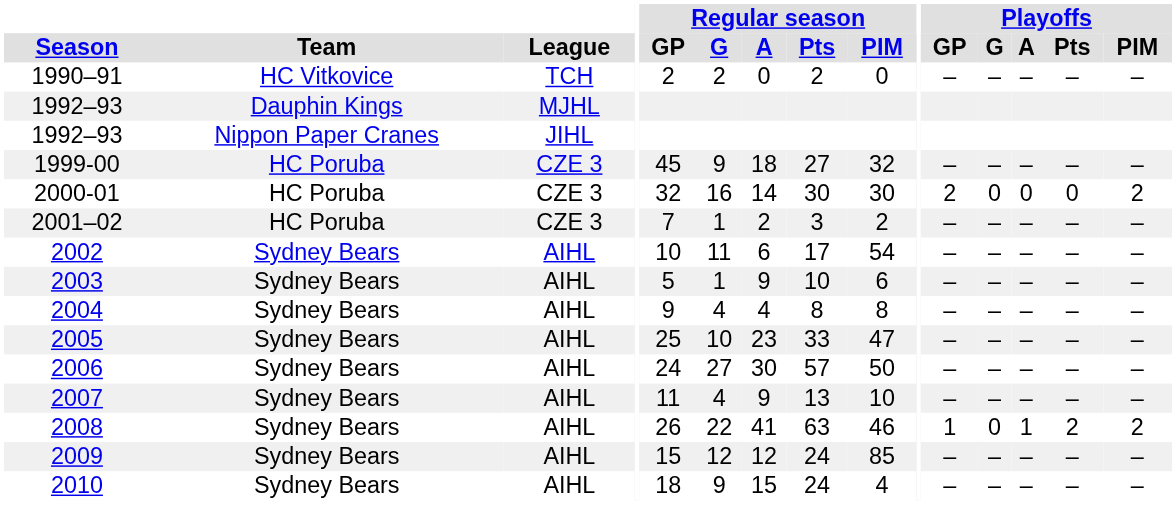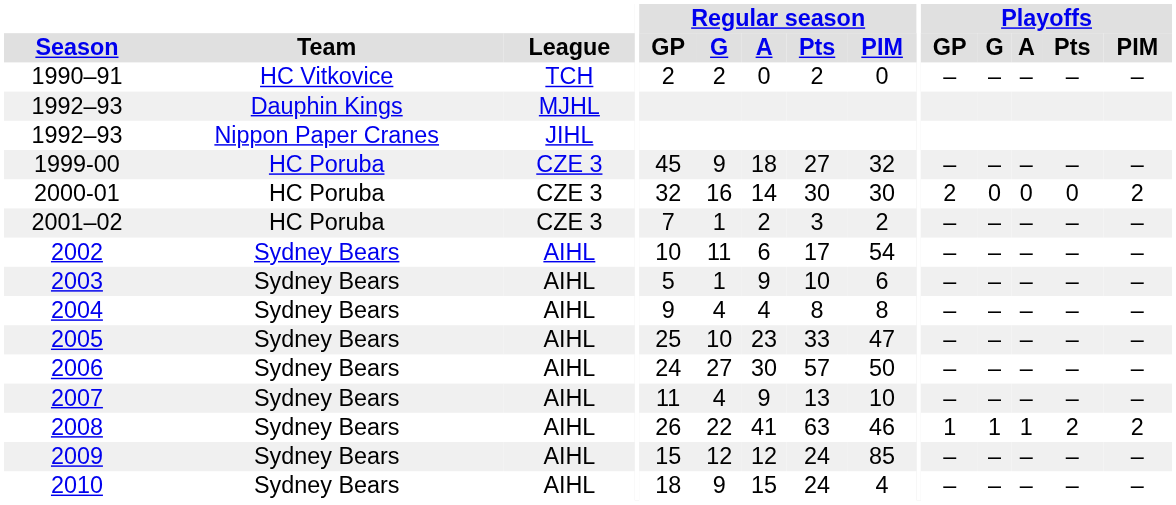(995, 427) 0 -> (995, 427) 1
